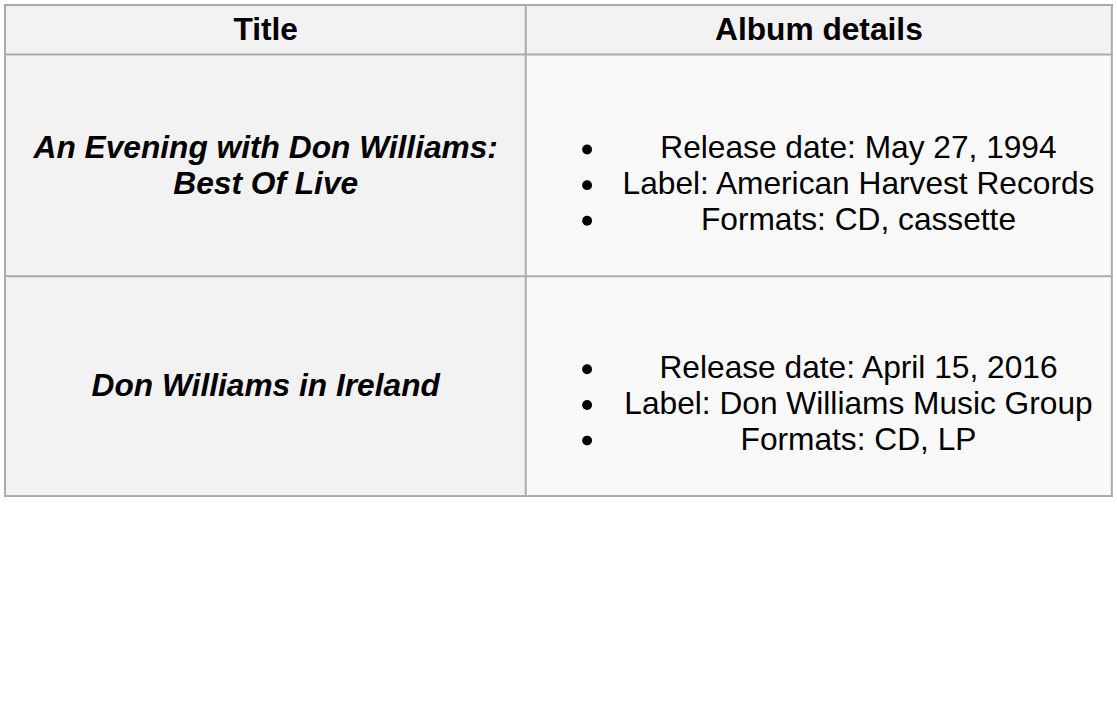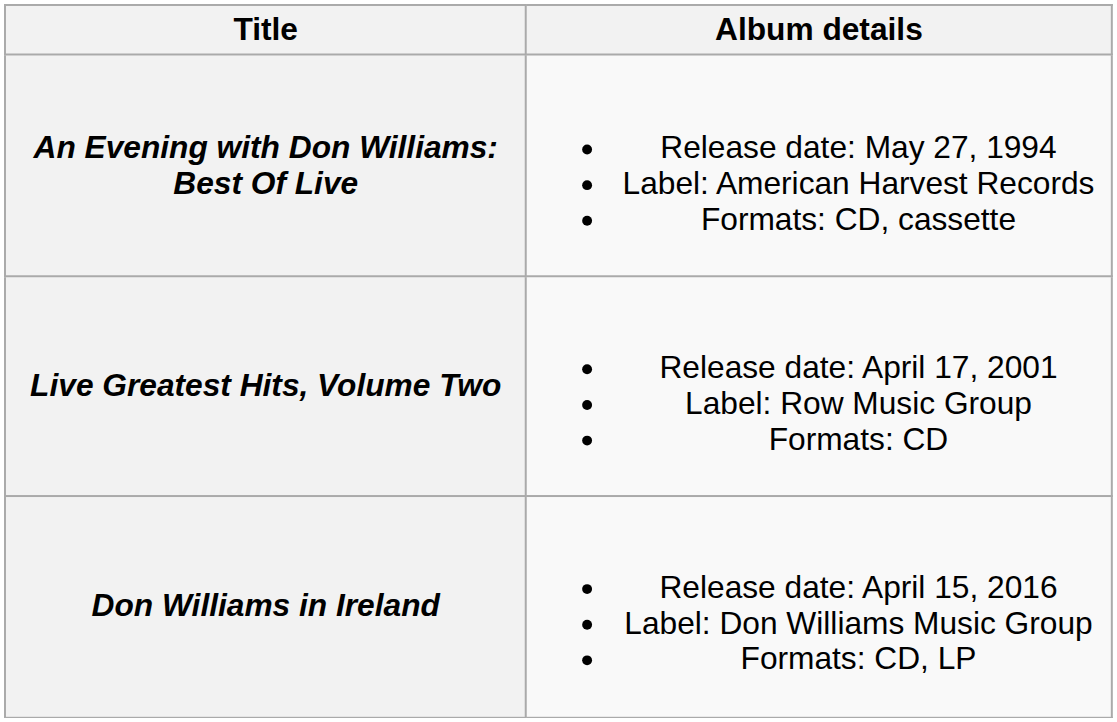+ row: (266, 385)
